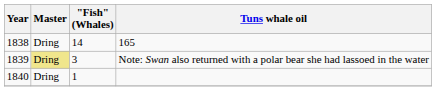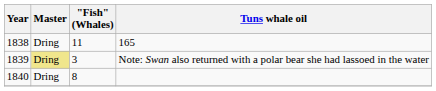(77, 42) 14 -> (77, 42) 11
(75, 77) 1 -> (75, 77) 8
